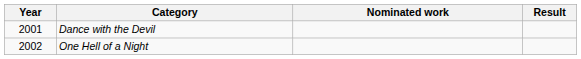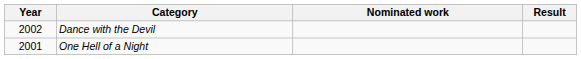(30, 29) 2001 -> (30, 29) 2002
(30, 46) 2002 -> (30, 46) 2001
